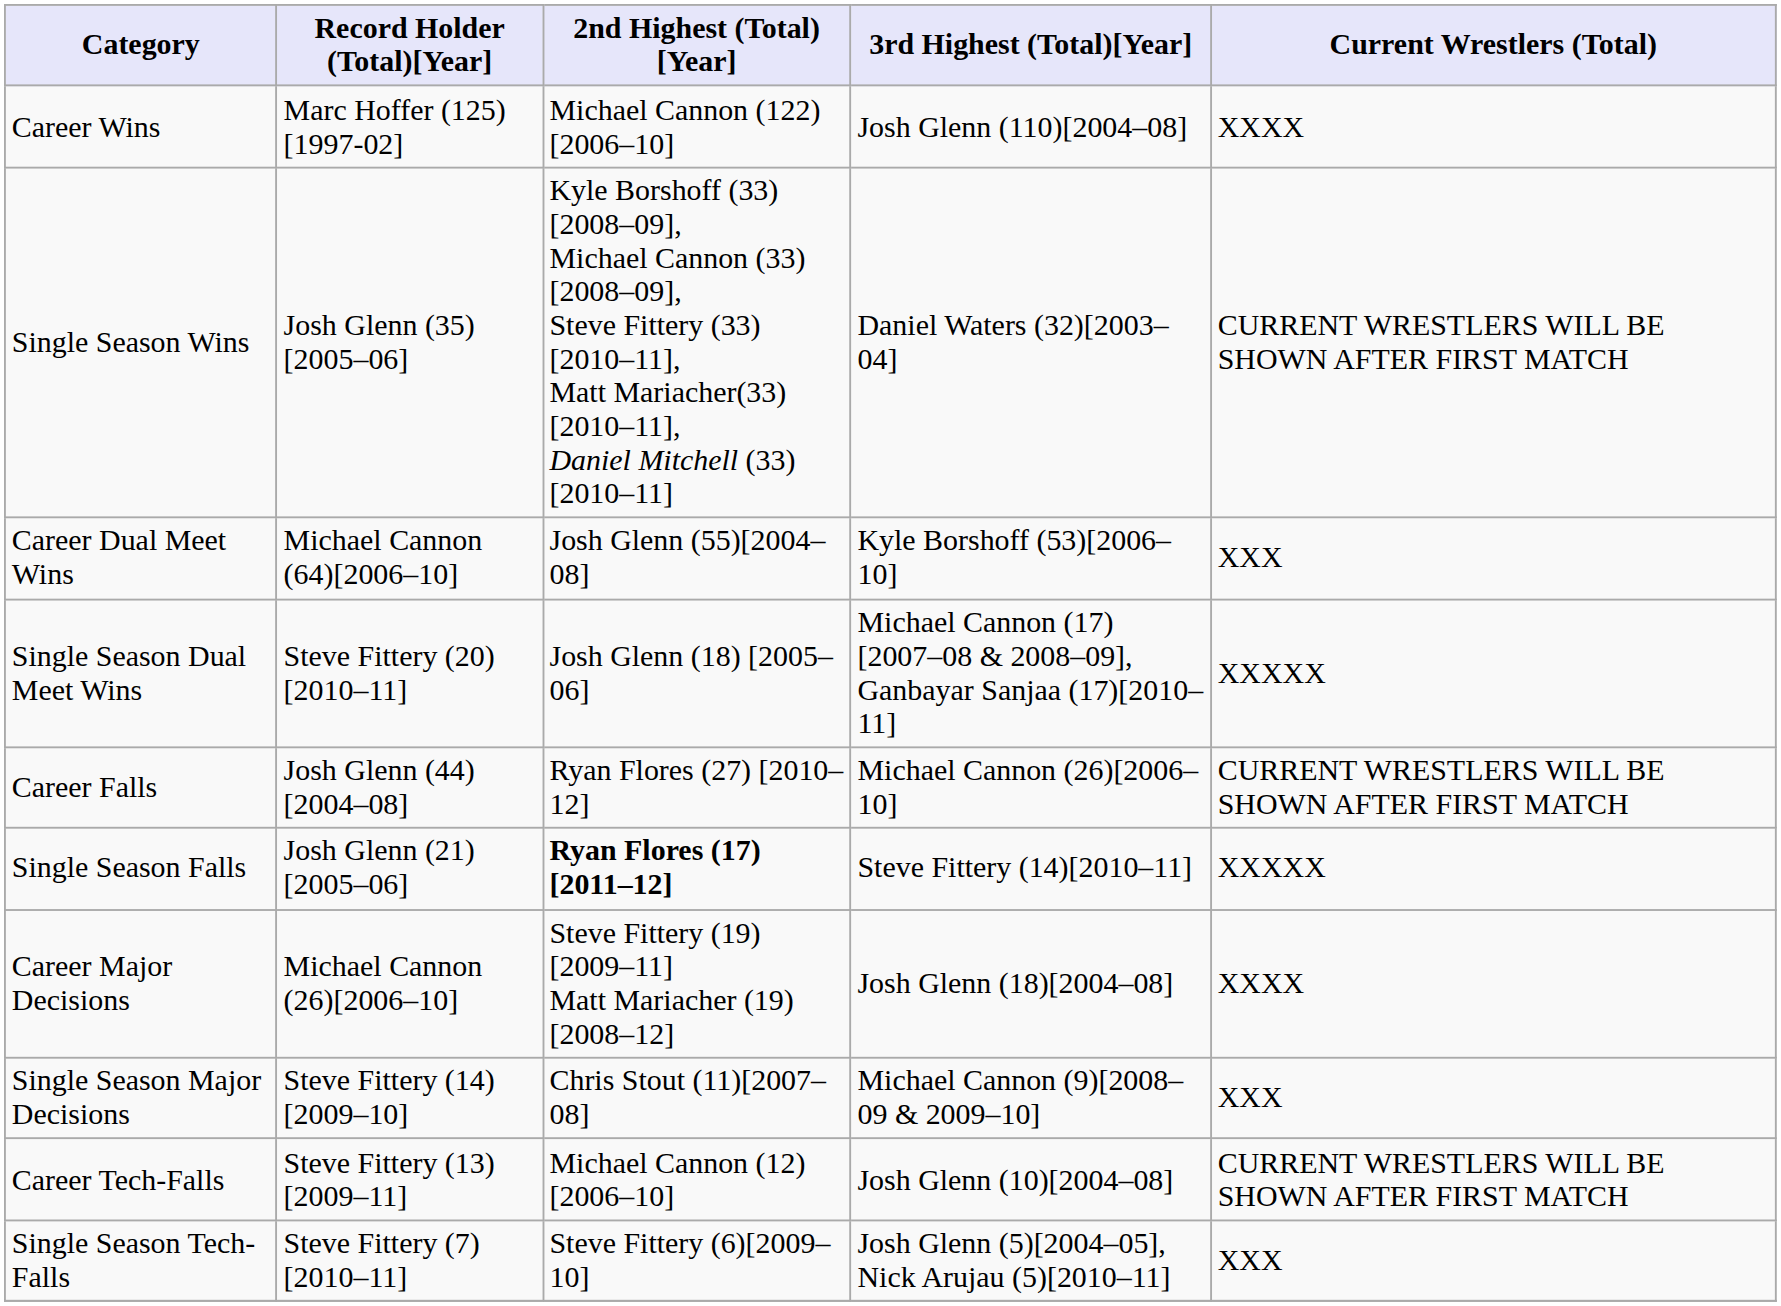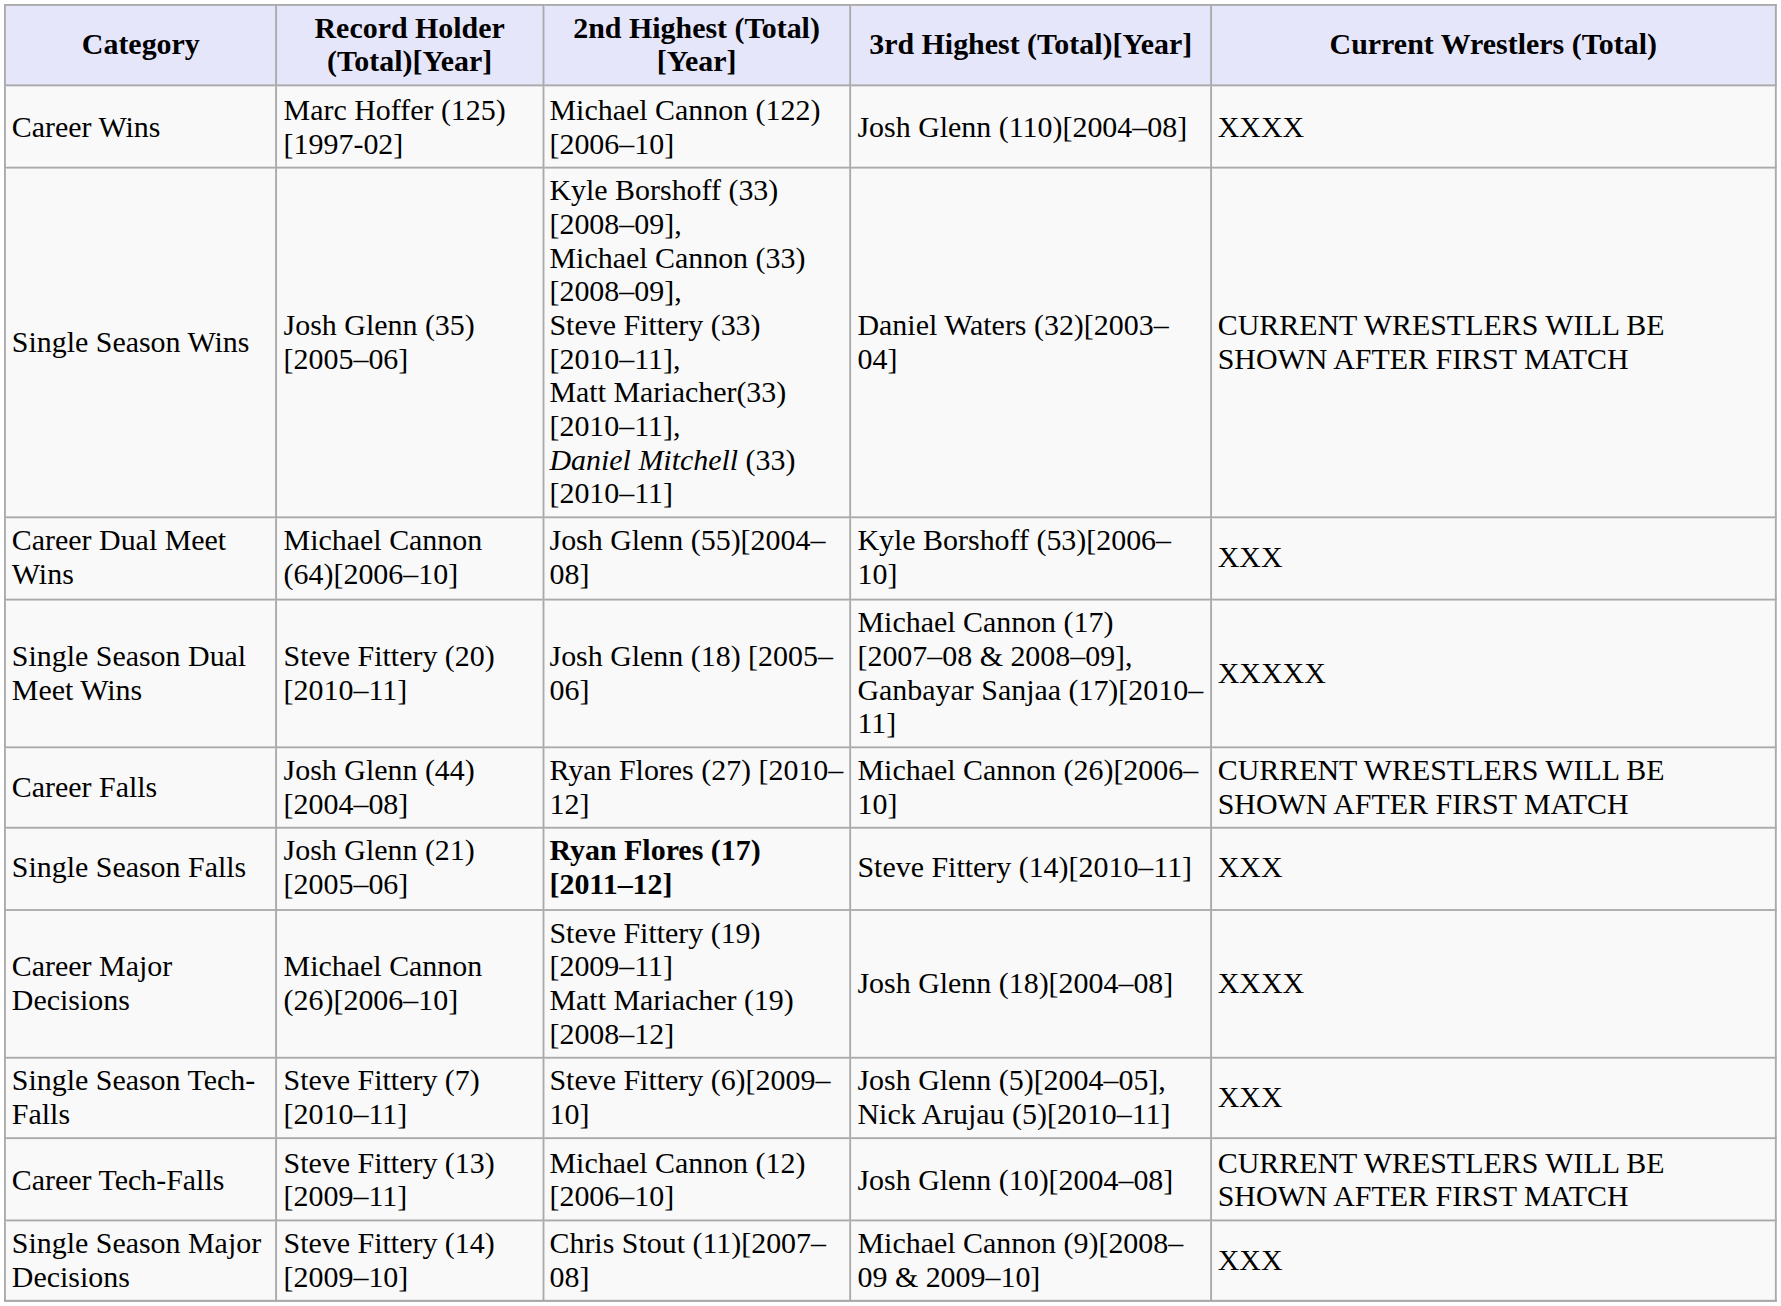(1272, 868) XXXXX -> (1250, 868) XXX
rows swapped: (136, 1097) <-> (133, 1260)
